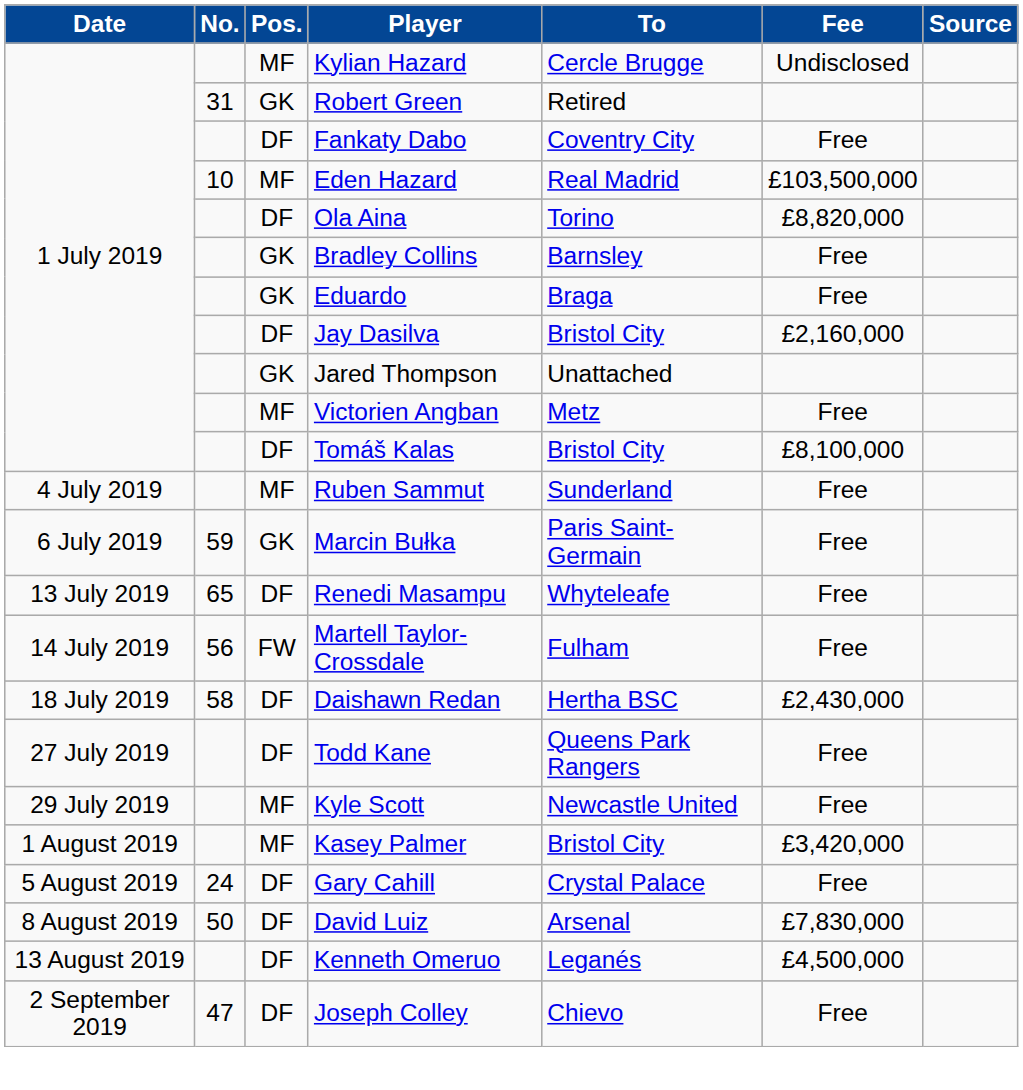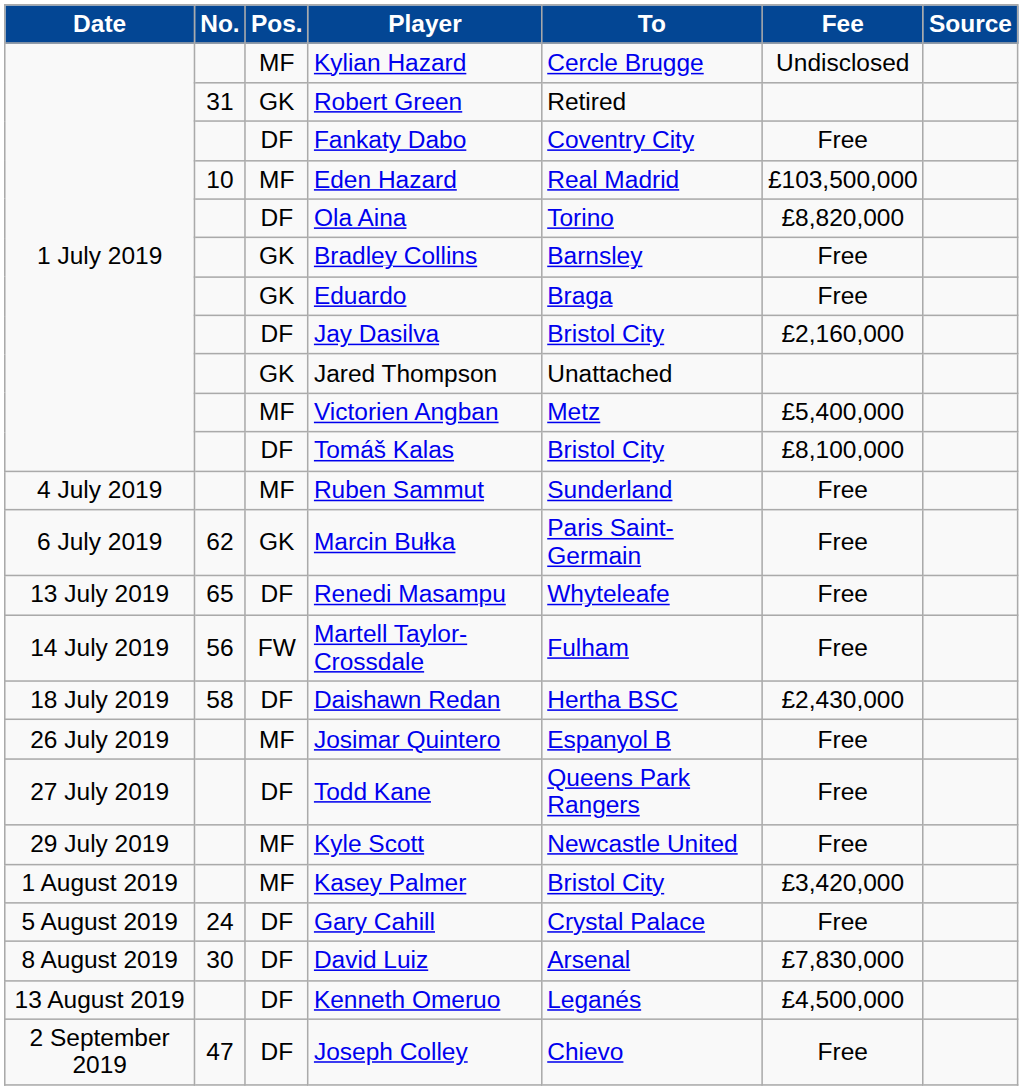(843, 412) Free -> (843, 412) £5,400,000
(220, 542) 59 -> (220, 542) 62
+ row: (407, 738)
(220, 921) 50 -> (220, 960) 30
